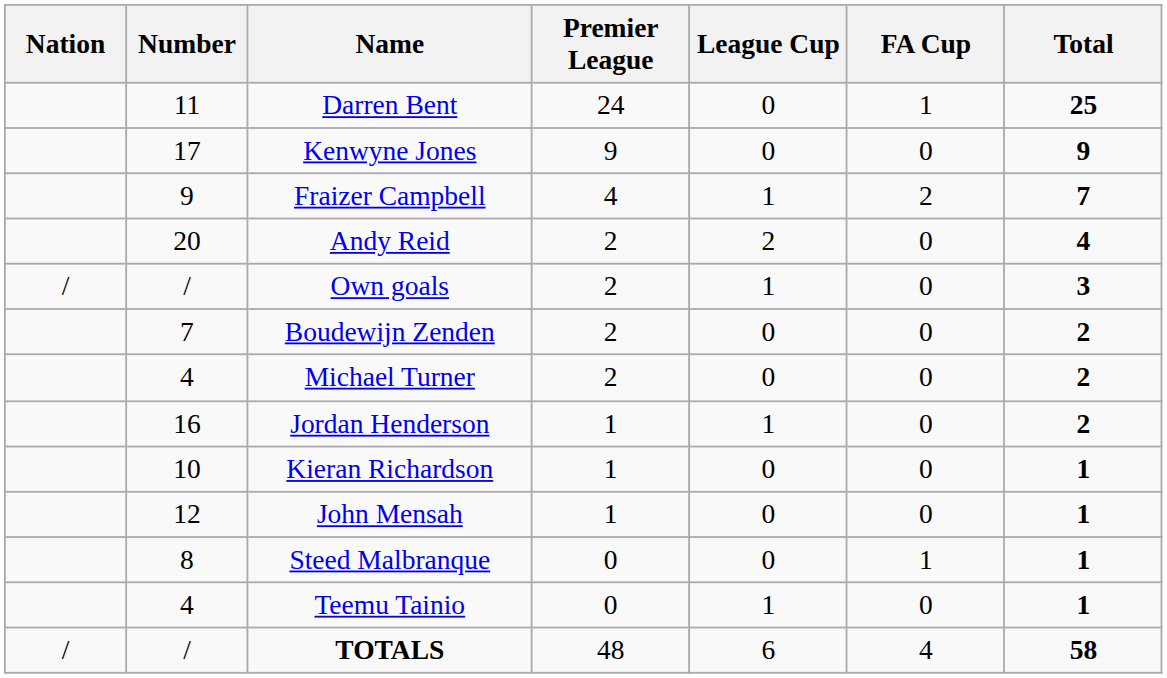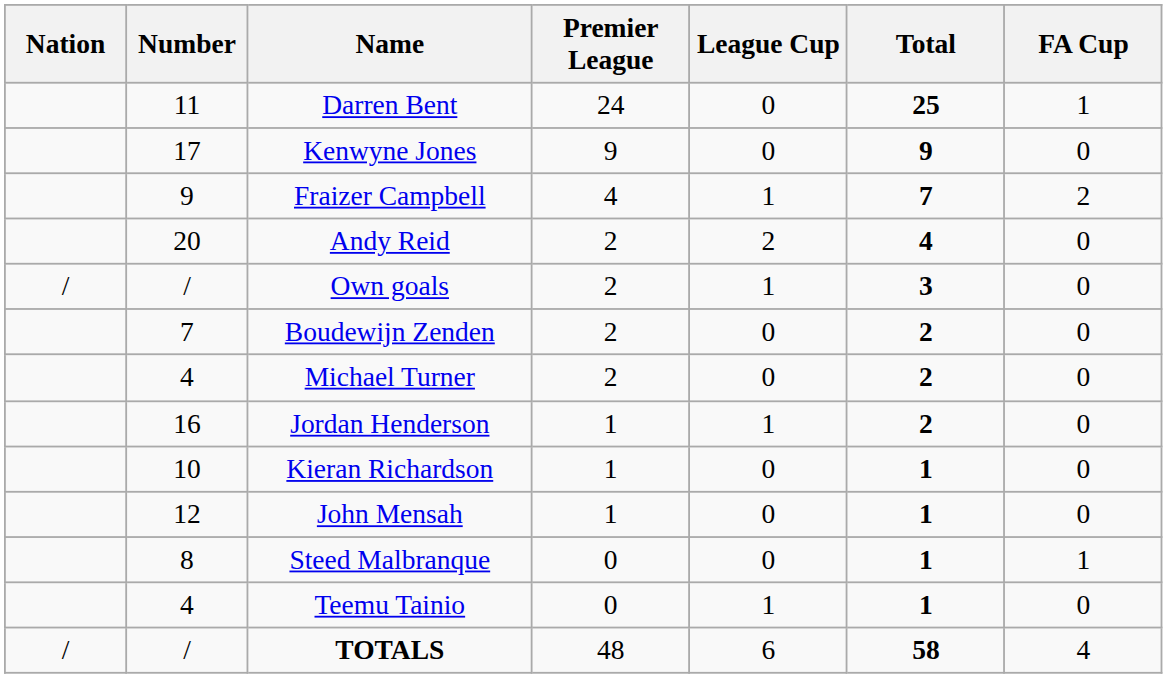columns swapped: (926, 43) <-> (1083, 43)
